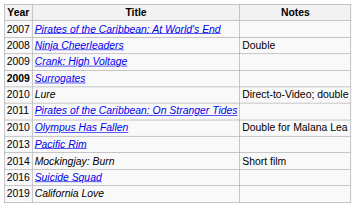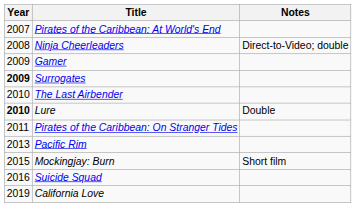(259, 45) Double -> (295, 45) Direct-to-Video; double
- row: (81, 62)
+ row: (51, 62)
+ row: (79, 95)
(18, 95) normal -> (18, 111) bold
(295, 95) Direct-to-Video; double -> (259, 111) Double
- row: (81, 128)
(18, 161) 2014 -> (18, 161) 2015
